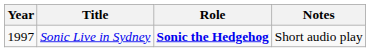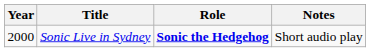(21, 36) 1997 -> (21, 36) 2000
